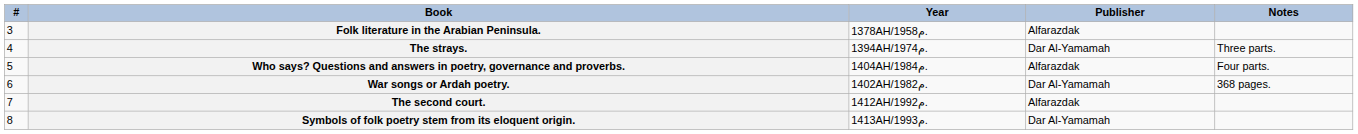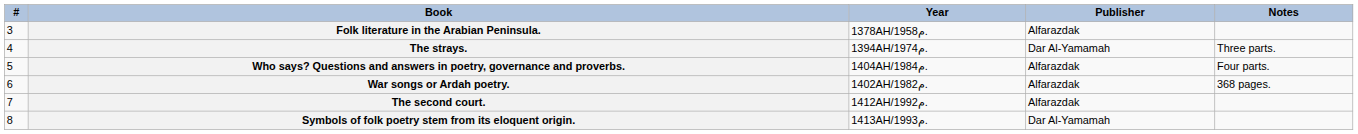(1069, 84) Dar Al-Yamamah -> (1054, 84) Alfarazdak
